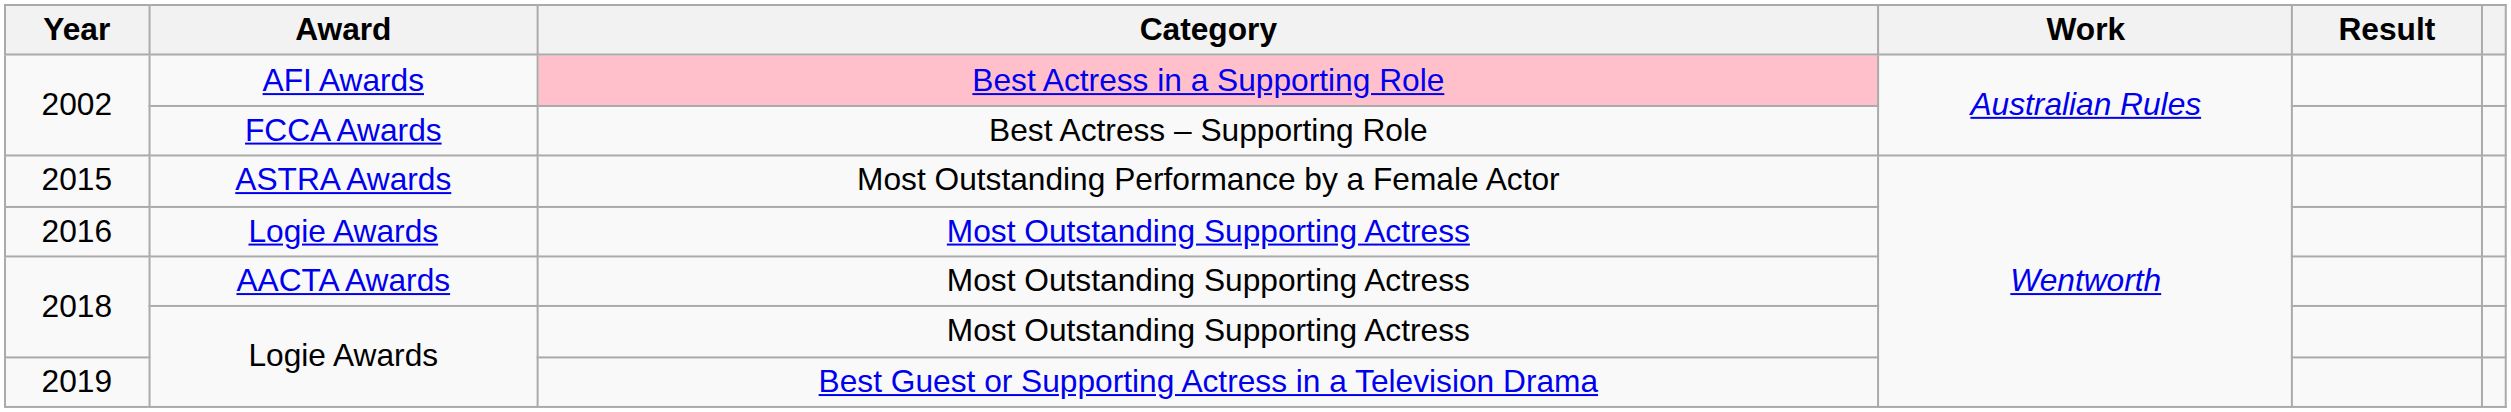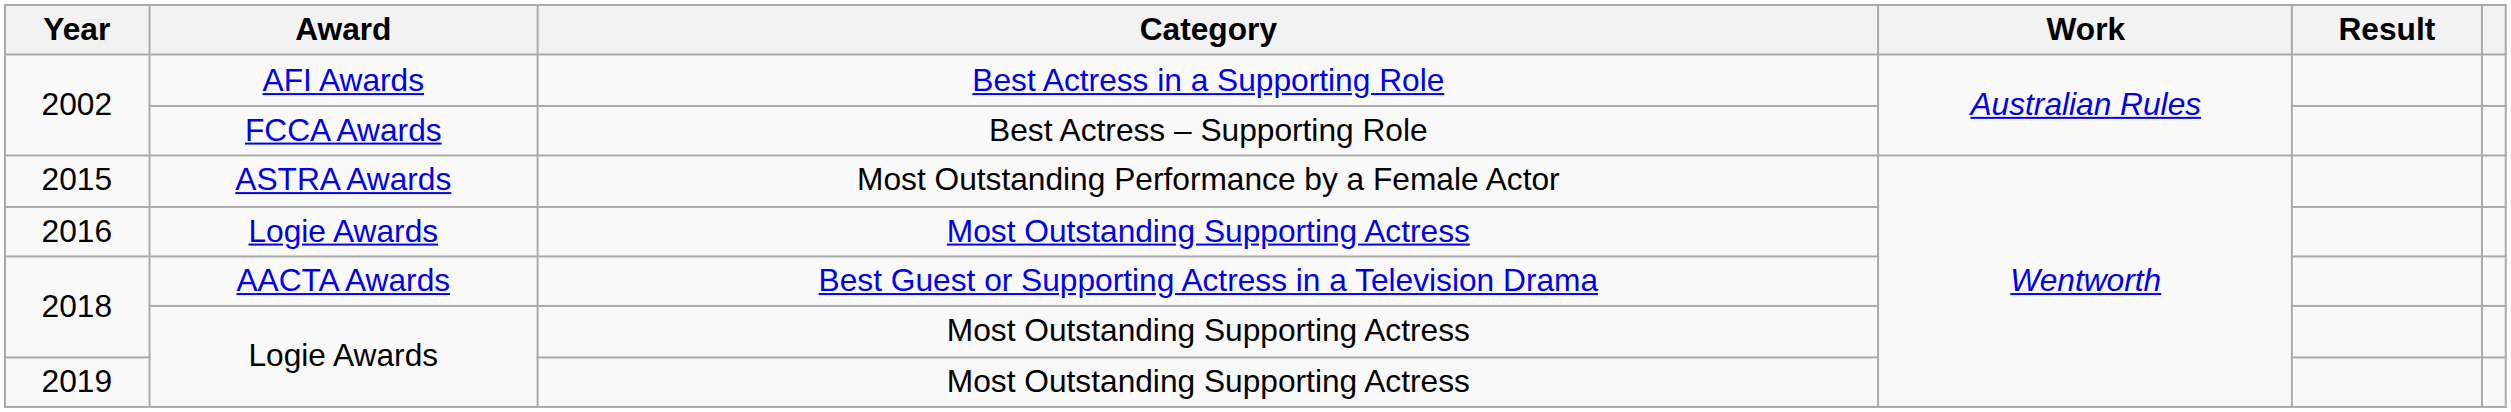(1208, 79) pink background -> (1208, 79) no background
(1208, 280) Most Outstanding Supporting Actress -> (1208, 280) Best Guest or Supporting Actress in a Television Drama
(1208, 381) Best Guest or Supporting Actress in a Television Drama -> (1208, 381) Most Outstanding Supporting Actress
